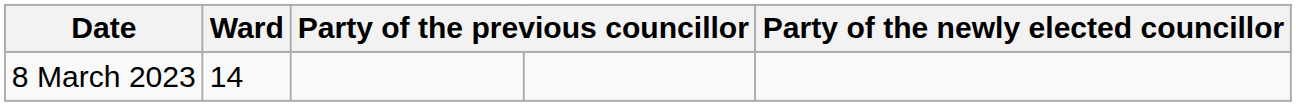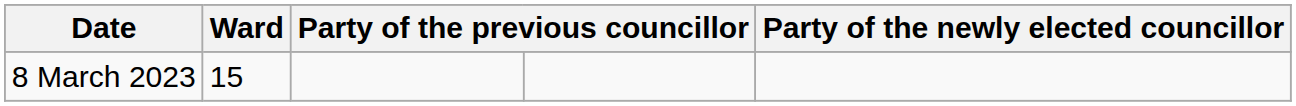(226, 76) 14 -> (226, 76) 15
